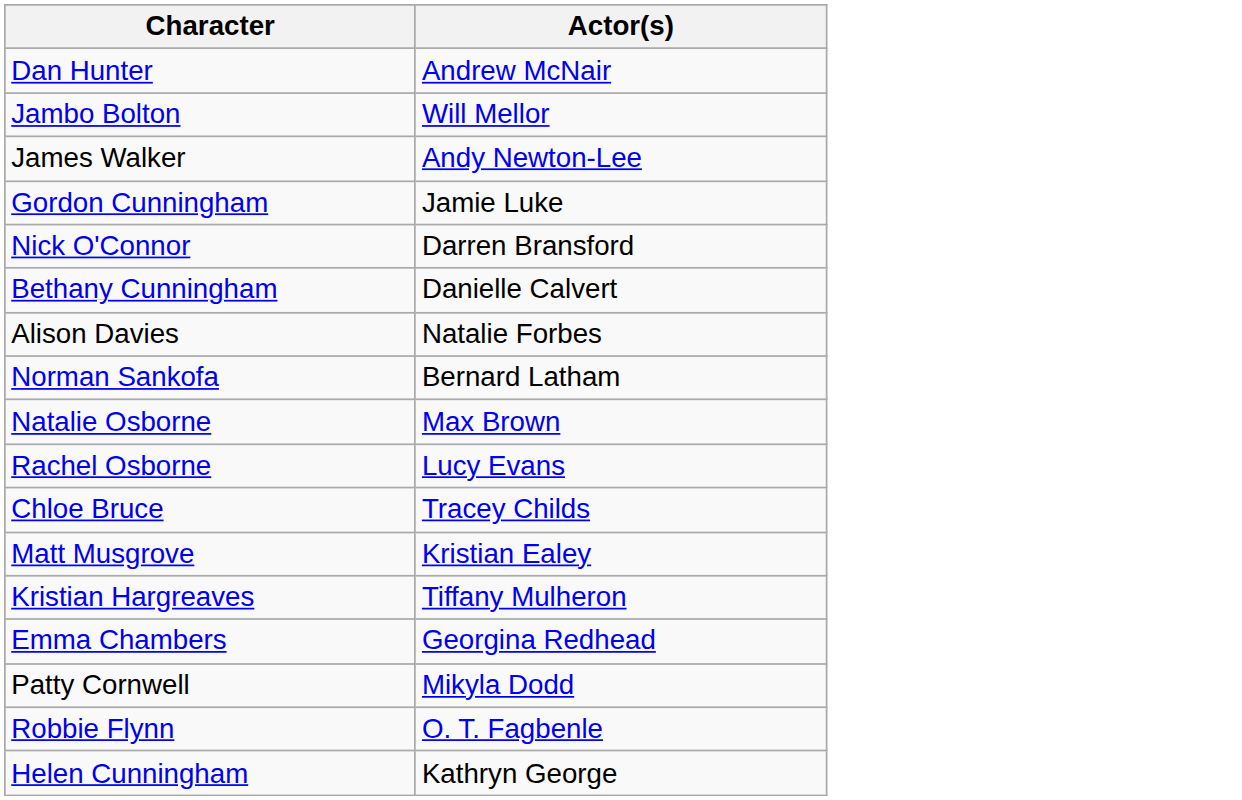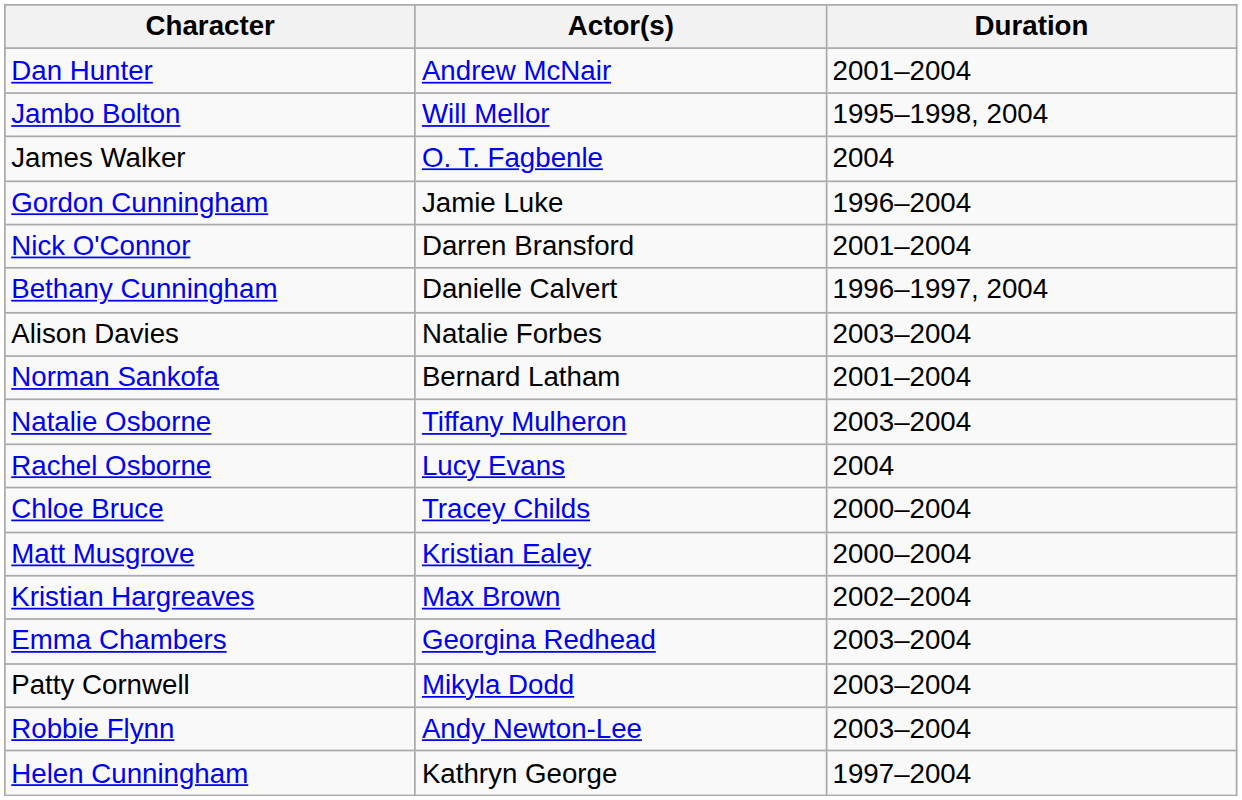+ column: (1032, 26)
(532, 158) Andy Newton-Lee -> (512, 158) O. T. Fagbenle
(491, 421) Max Brown -> (524, 421) Tiffany Mulheron
(524, 597) Tiffany Mulheron -> (491, 597) Max Brown
(512, 728) O. T. Fagbenle -> (532, 728) Andy Newton-Lee
